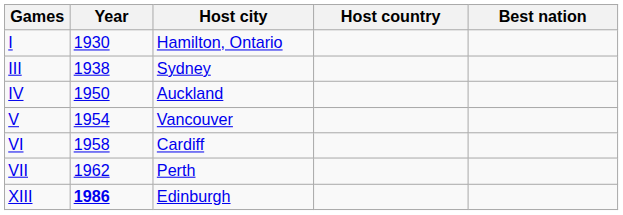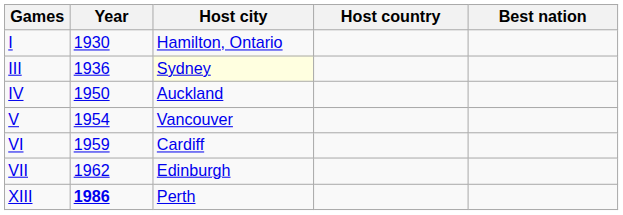(92, 68) 1938 -> (92, 68) 1936
(184, 68) no background -> (184, 68) lightyellow background
(92, 145) 1958 -> (92, 145) 1959
(176, 171) Perth -> (194, 171) Edinburgh
(194, 196) Edinburgh -> (176, 196) Perth
